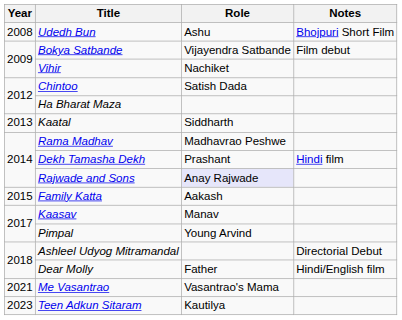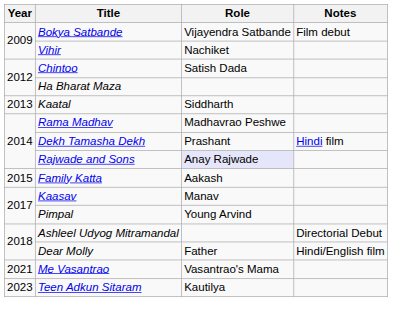- row: (67, 31)
